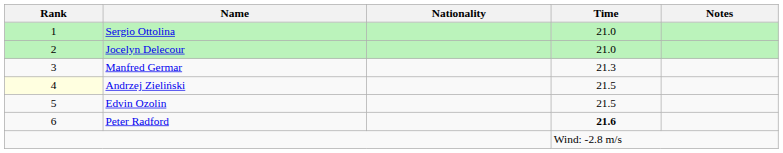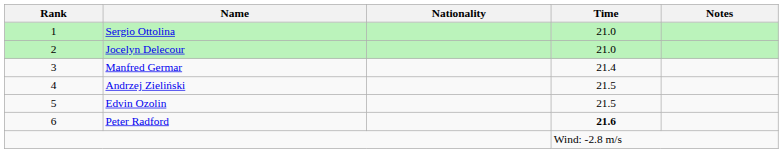(606, 67) 21.3 -> (606, 67) 21.4
(54, 85) lightyellow background -> (54, 85) no background
